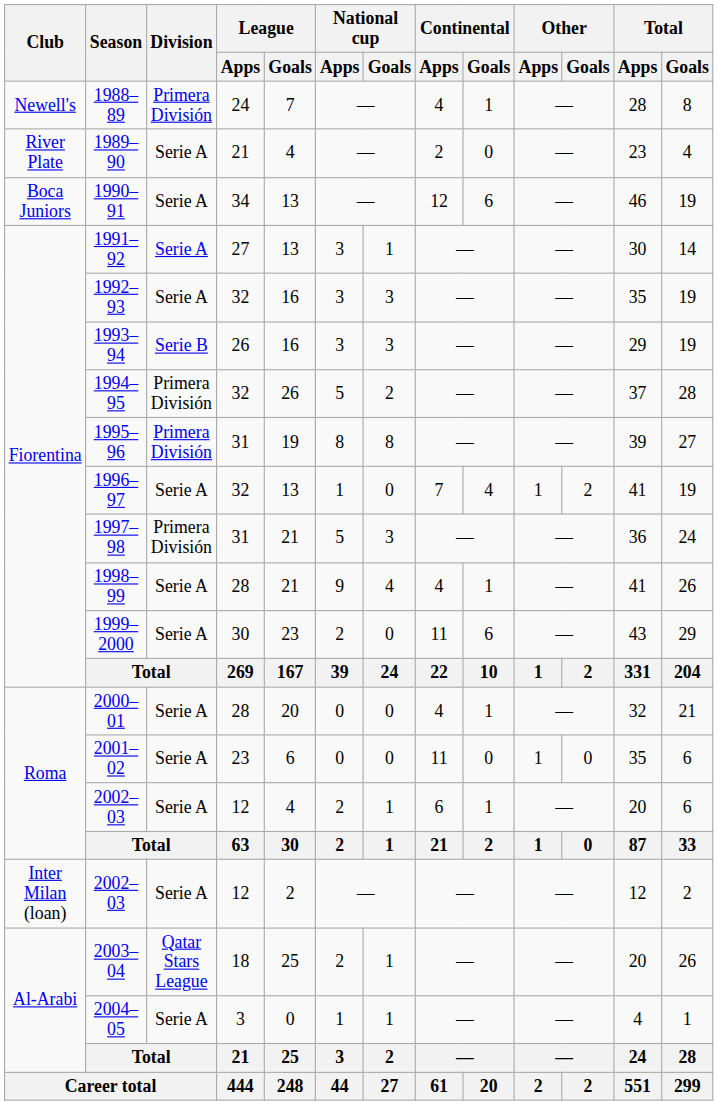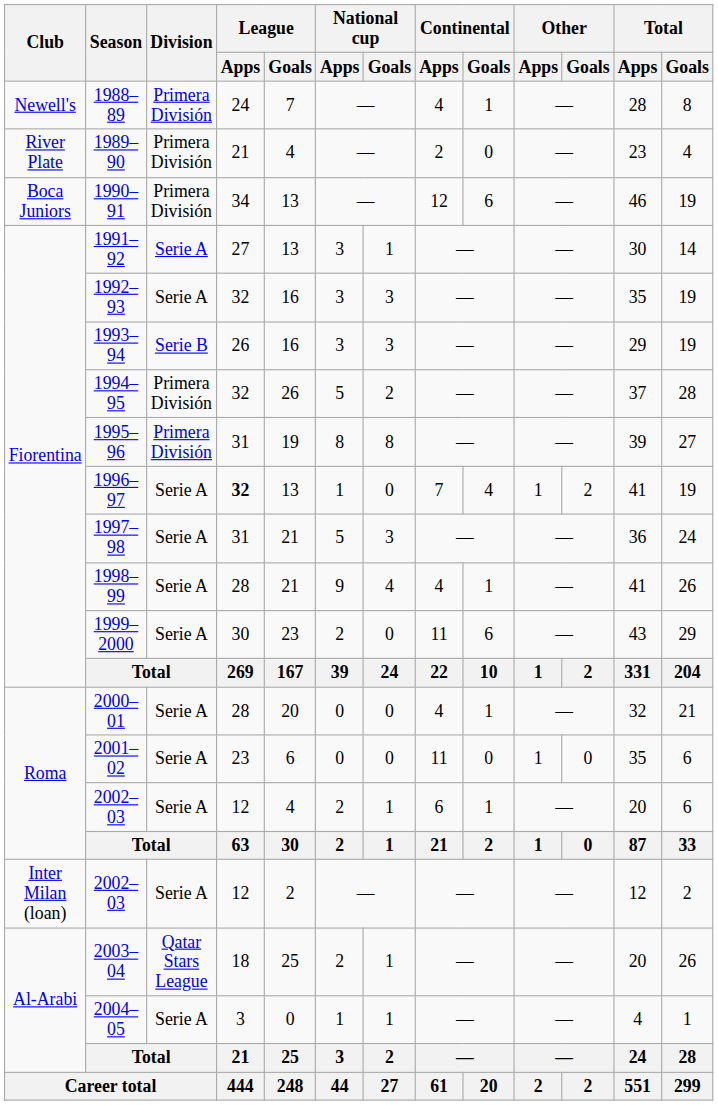(181, 153) Serie A -> (181, 153) Primera División
(181, 201) Serie A -> (181, 201) Primera División
(240, 490) normal -> (240, 490) bold
(181, 538) Primera División -> (181, 538) Serie A
